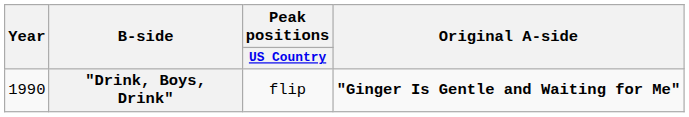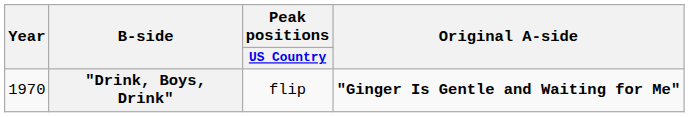(27, 90) 1990 -> (27, 90) 1970
